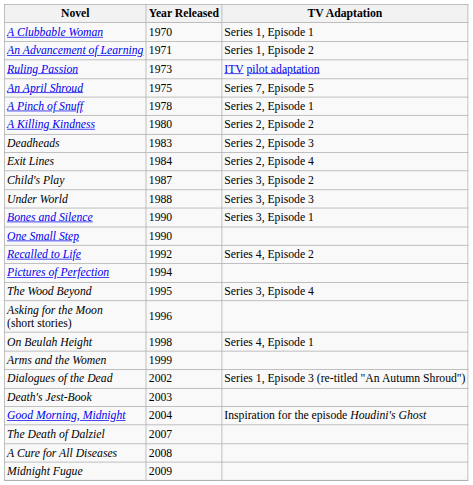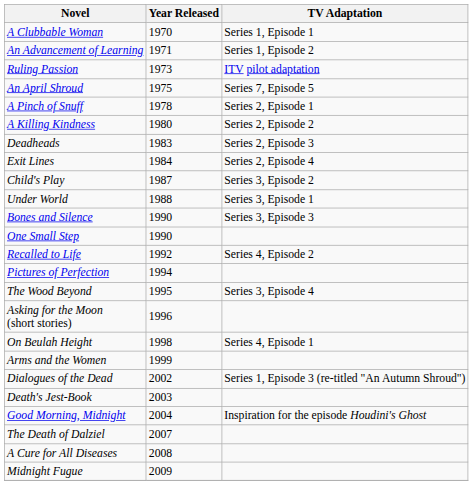(269, 198) Series 3, Episode 3 -> (269, 198) Series 3, Episode 1
(269, 217) Series 3, Episode 1 -> (269, 217) Series 3, Episode 3
